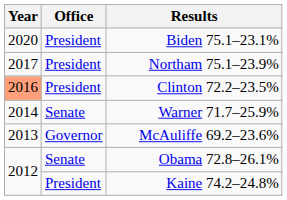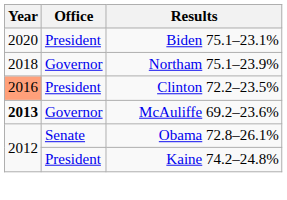(23, 64) 2017 -> (23, 64) 2018
(73, 64) President -> (74, 64) Governor
- row: (219, 111)
(23, 135) normal -> (23, 111) bold
